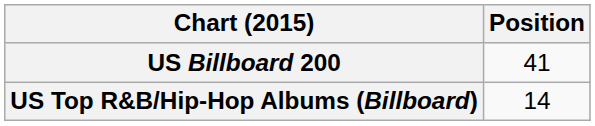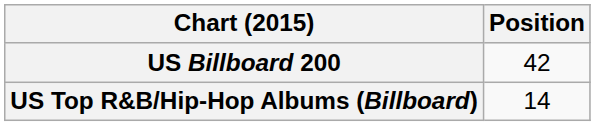(537, 62) 41 -> (537, 62) 42
